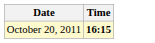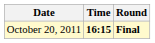+ column: (132, 13)
